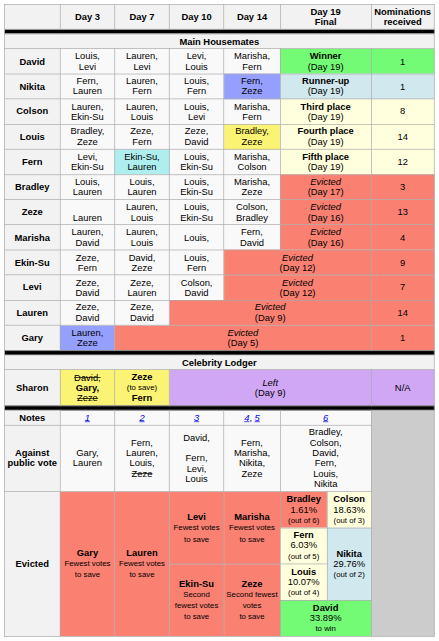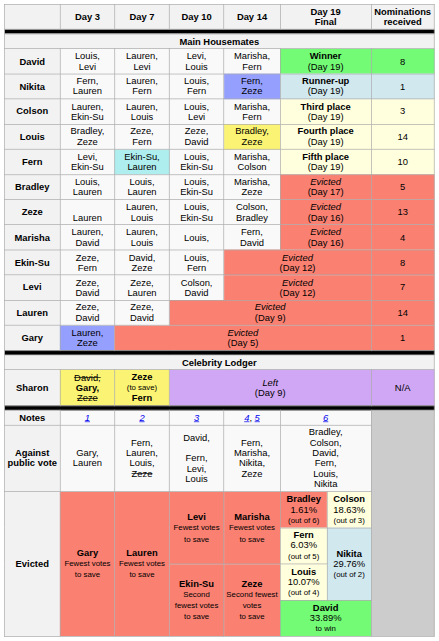(403, 61) 1 -> (403, 61) 8
(403, 111) 8 -> (403, 111) 3
(403, 161) 12 -> (403, 161) 10
(403, 187) 3 -> (403, 187) 5
(403, 262) 9 -> (403, 262) 8
